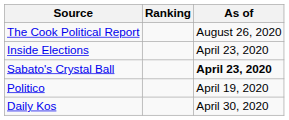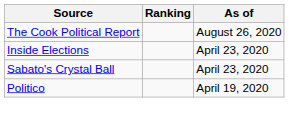(234, 69) bold -> (232, 69) normal
- row: (32, 106)
